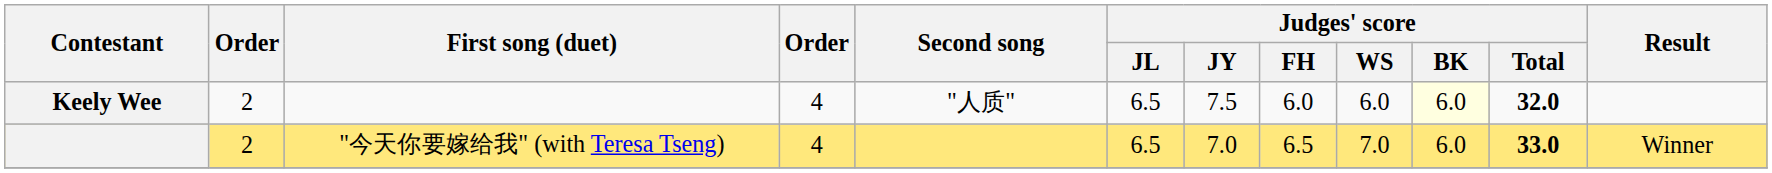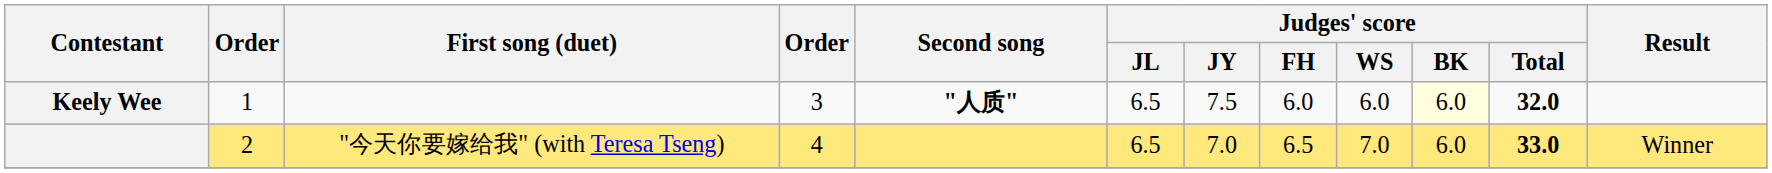(247, 102) 2 -> (247, 102) 1
(817, 102) 4 -> (817, 102) 3
(981, 101) normal -> (981, 101) bold
